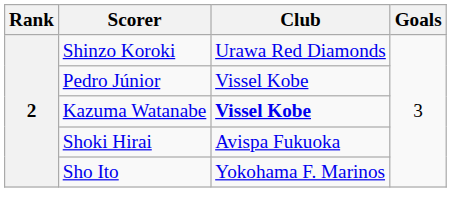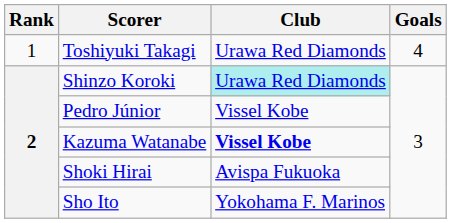+ row: (129, 50)
(300, 50) no background -> (300, 80) paleturquoise background
